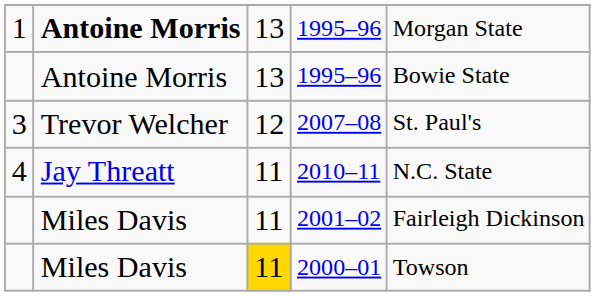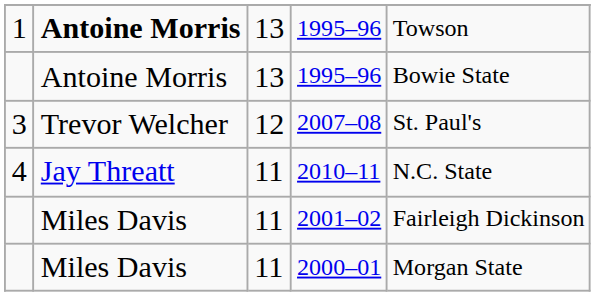(458, 28) Morgan State -> (431, 28) Towson
(269, 266) gold background -> (269, 266) no background
(431, 266) Towson -> (458, 266) Morgan State
